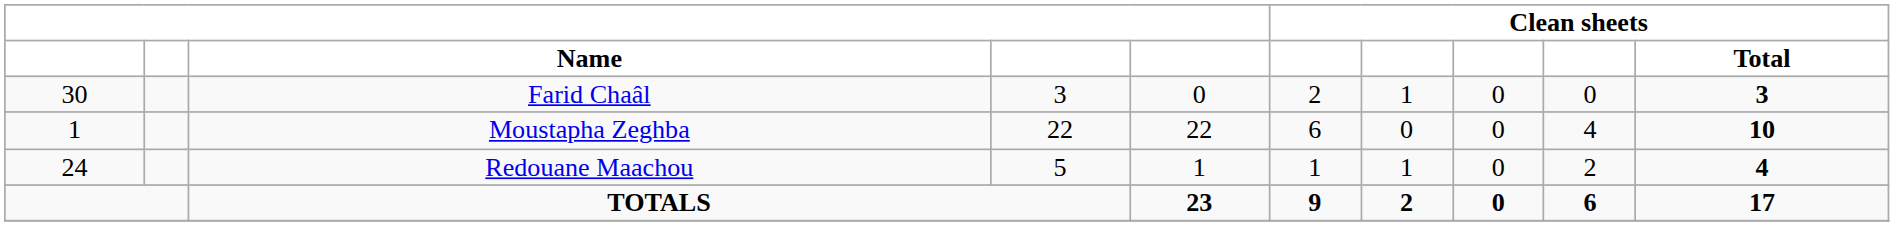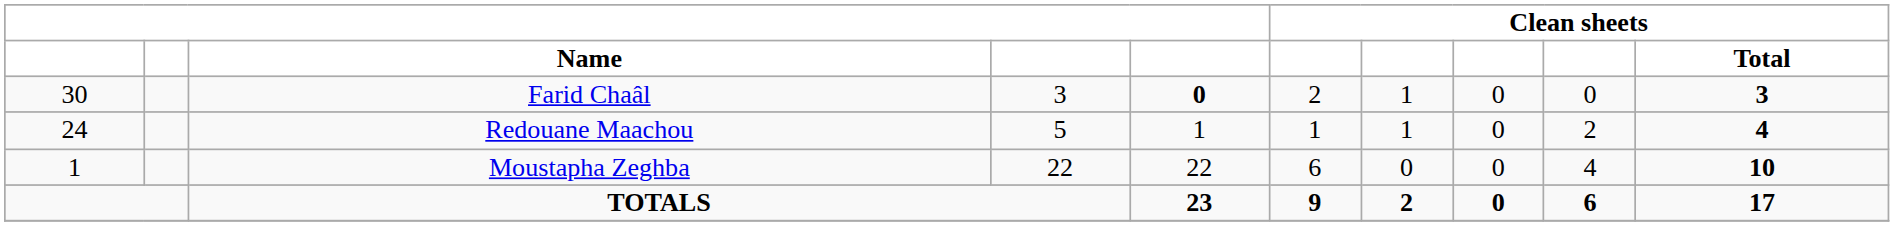(1199, 94) normal -> (1199, 94) bold
rows swapped: (589, 130) <-> (589, 166)
